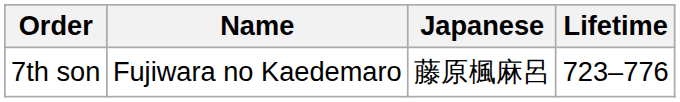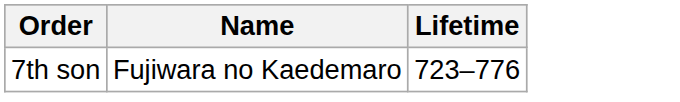- column: (482, 26)
